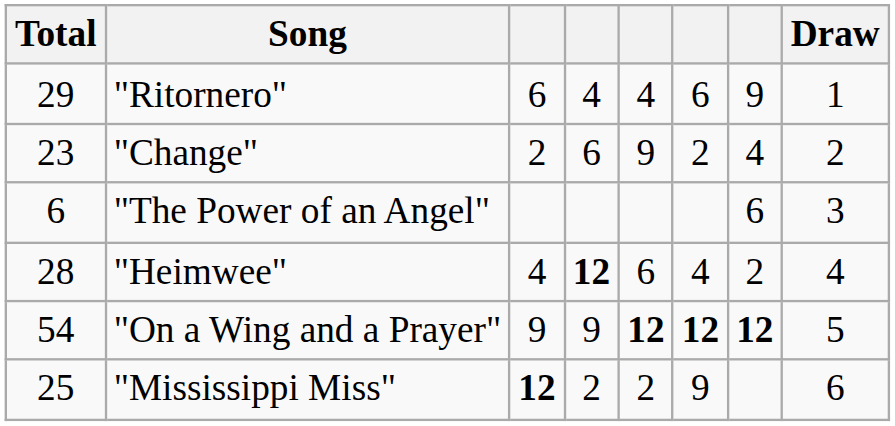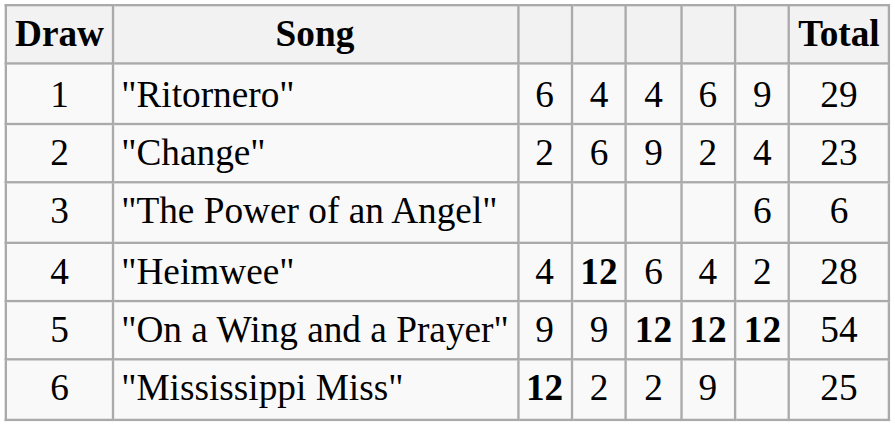columns swapped: (835, 34) <-> (56, 34)
